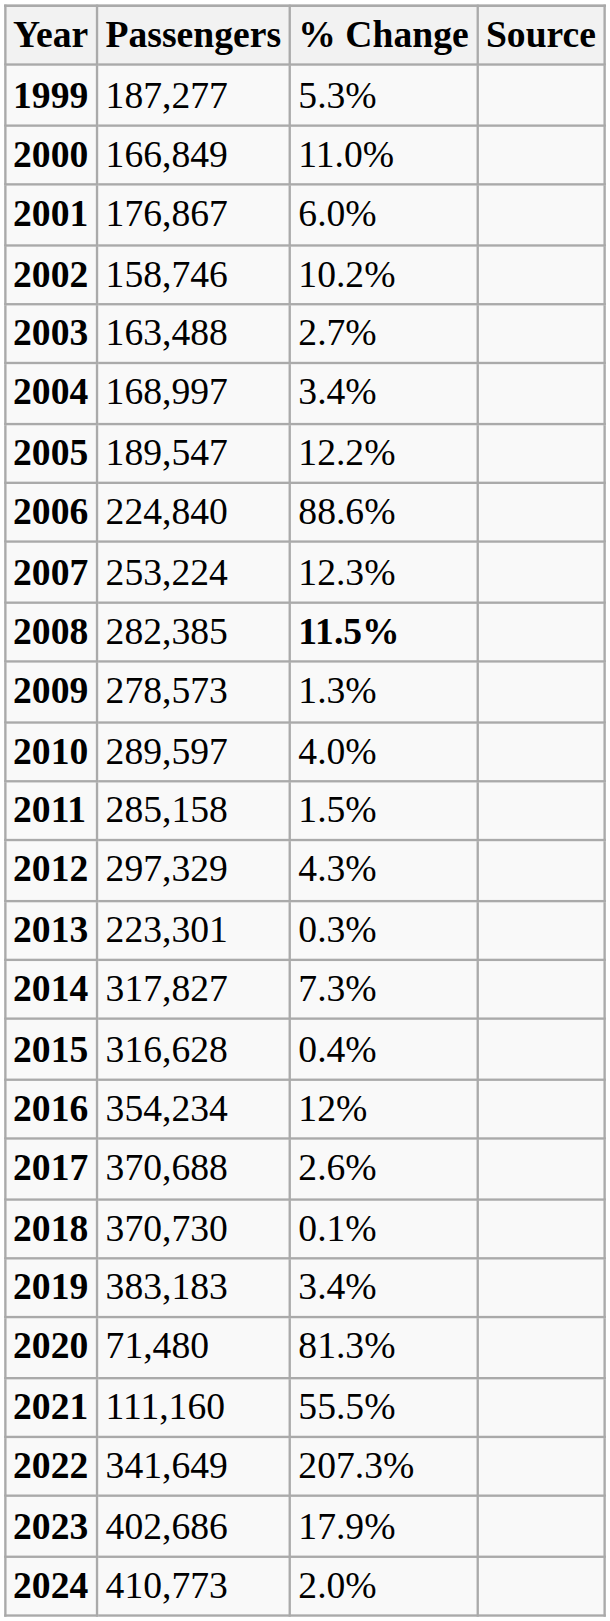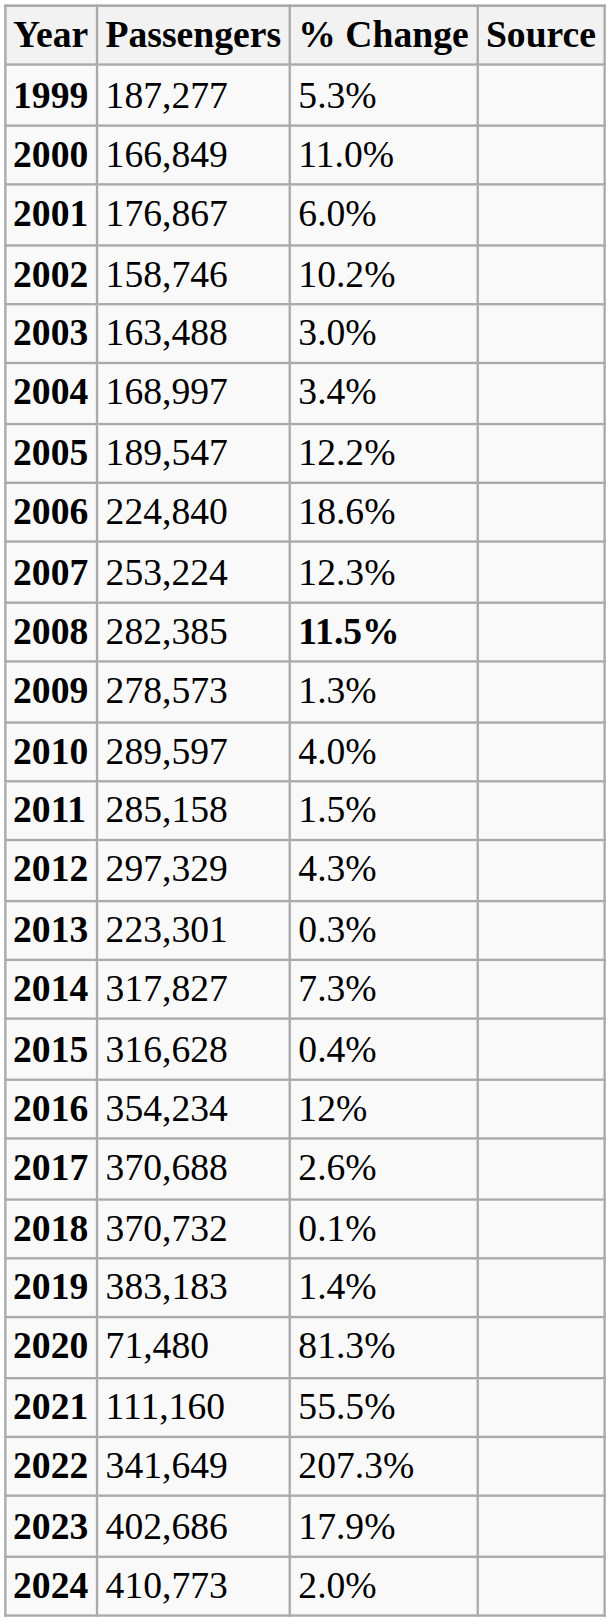(338, 333) 2.7% -> (338, 333) 3.0%
(347, 511) 88.6% -> (347, 511) 18.6%
(167, 1227) 370,730 -> (167, 1227) 370,732
(338, 1287) 3.4% -> (338, 1287) 1.4%
